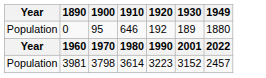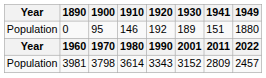+ column: (218, 13)
(129, 30) 646 -> (129, 30) 146
(161, 64) 3223 -> (161, 64) 3343
